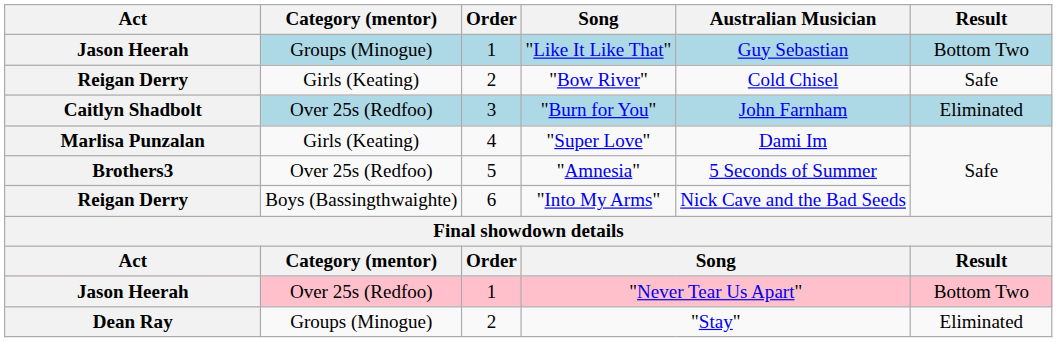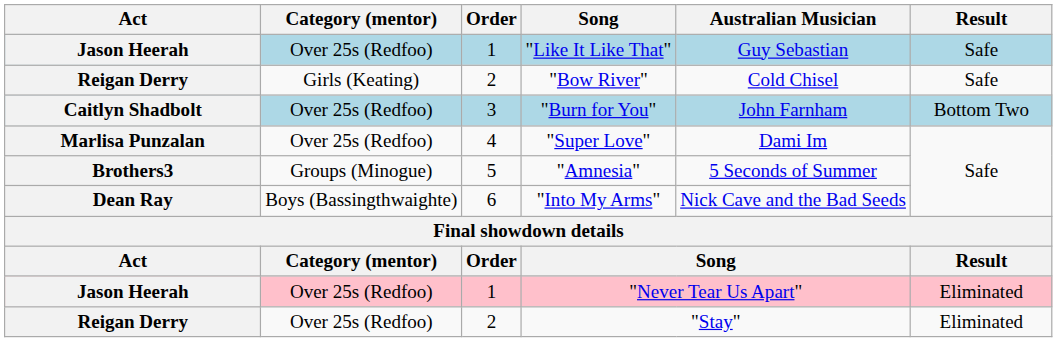(361, 49) Groups (Minogue) -> (361, 49) Over 25s (Redfoo)
(981, 49) Bottom Two -> (981, 49) Safe
(981, 110) Eliminated -> (981, 110) Bottom Two
(361, 140) Girls (Keating) -> (361, 140) Over 25s (Redfoo)
(361, 170) Over 25s (Redfoo) -> (361, 170) Groups (Minogue)
(133, 200) Reigan Derry -> (133, 200) Dean Ray
(981, 291) Bottom Two -> (981, 291) Eliminated
(133, 321) Dean Ray -> (133, 321) Reigan Derry
(361, 321) Groups (Minogue) -> (361, 321) Over 25s (Redfoo)
